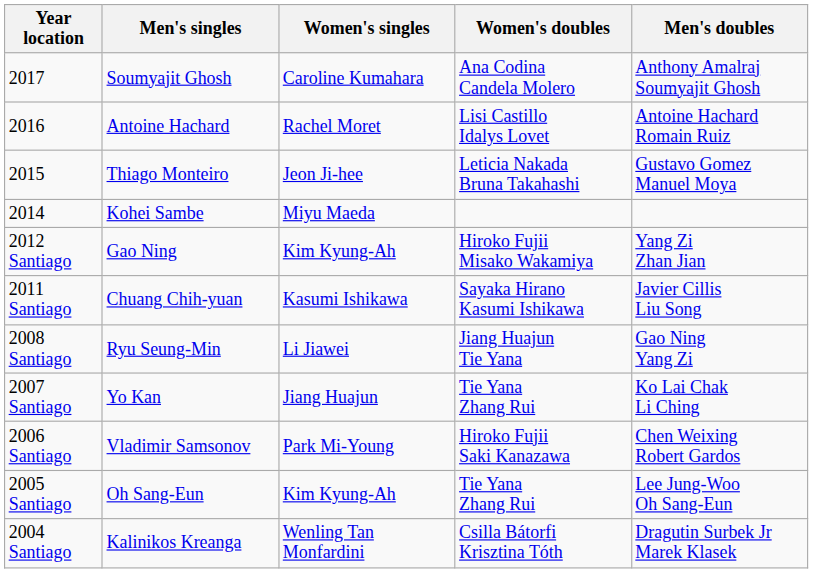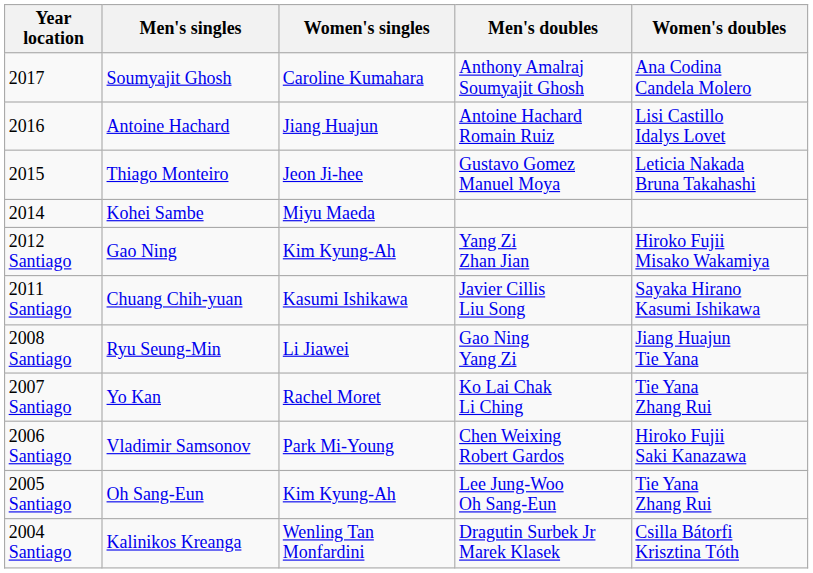columns swapped: (719, 28) <-> (543, 28)
(332, 125) Rachel Moret -> (330, 125) Jiang Huajun
(330, 397) Jiang Huajun -> (332, 397) Rachel Moret
